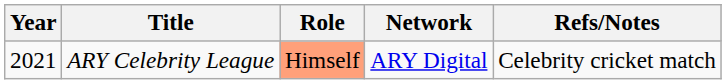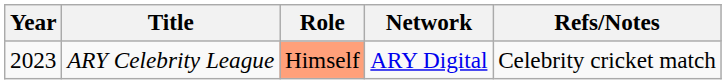(33, 59) 2021 -> (33, 59) 2023
